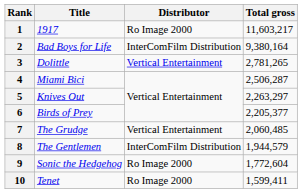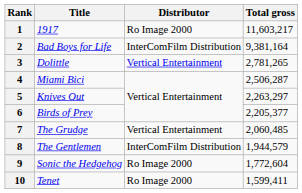(267, 46) 9,380,164 -> (267, 46) 9,381,164
